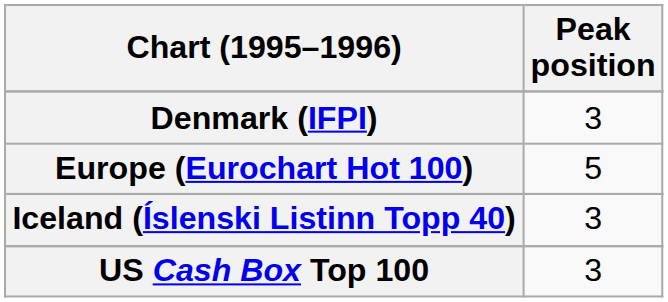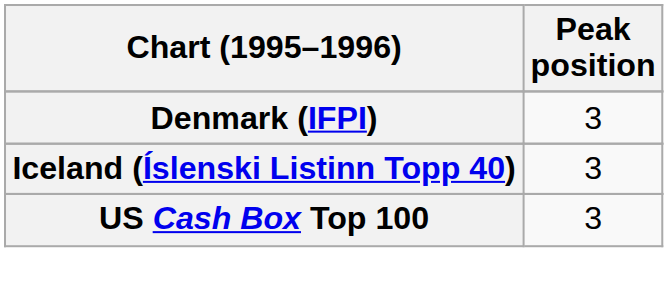- row: (264, 168)
